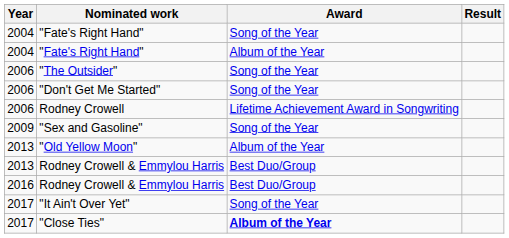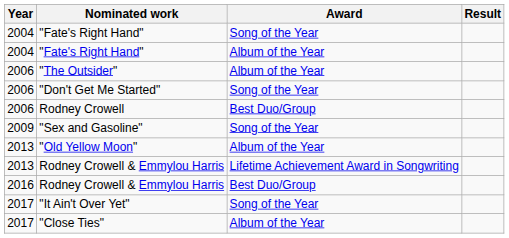(274, 71) Song of the Year -> (277, 71) Album of the Year
(344, 109) Lifetime Achievement Award in Songwriting -> (273, 109) Best Duo/Group
(273, 166) Best Duo/Group -> (344, 166) Lifetime Achievement Award in Songwriting
(281, 223) bold -> (277, 223) normal
